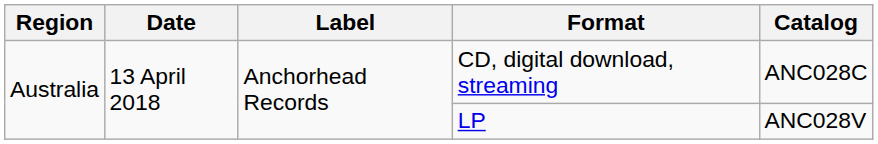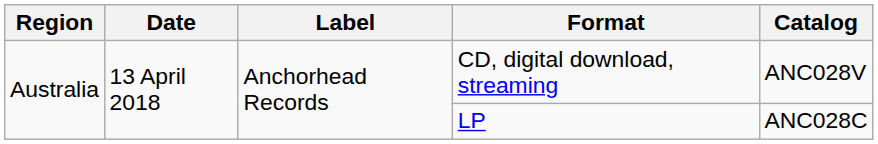(816, 71) ANC028C -> (815, 71) ANC028V
(815, 120) ANC028V -> (816, 120) ANC028C
